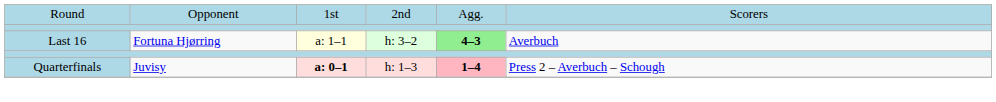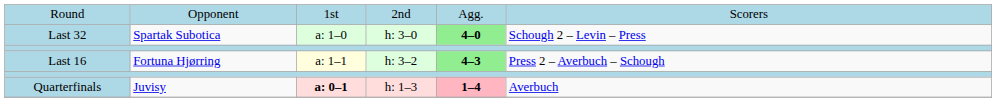+ row: (67, 34)
(534, 40) Averbuch -> (587, 61) Press 2 – Averbuch – Schough
(587, 67) Press 2 – Averbuch – Schough -> (534, 87) Averbuch
